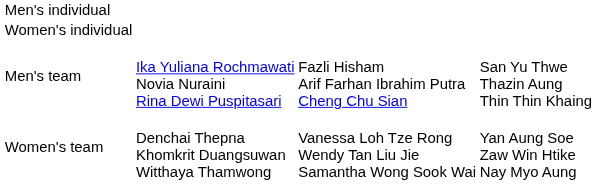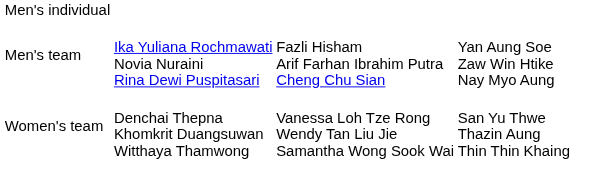- row: (69, 30)
(536, 84) San Yu Thwe Thazin Aung Thin Thin Khaing -> (506, 64) Yan Aung Soe Zaw Win Htike Nay Myo Aung
(528, 155) Yan Aung Soe Zaw Win Htike Nay Myo Aung -> (514, 134) San Yu Thwe Thazin Aung Thin Thin Khaing
